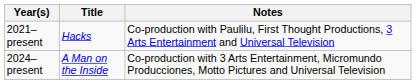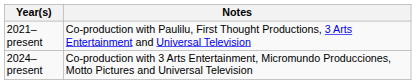- column: (92, 13)
